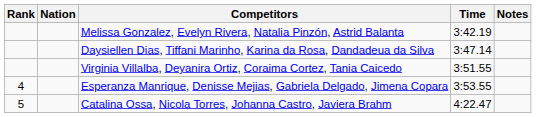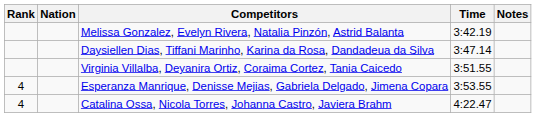(21, 104) 5 -> (21, 104) 4
